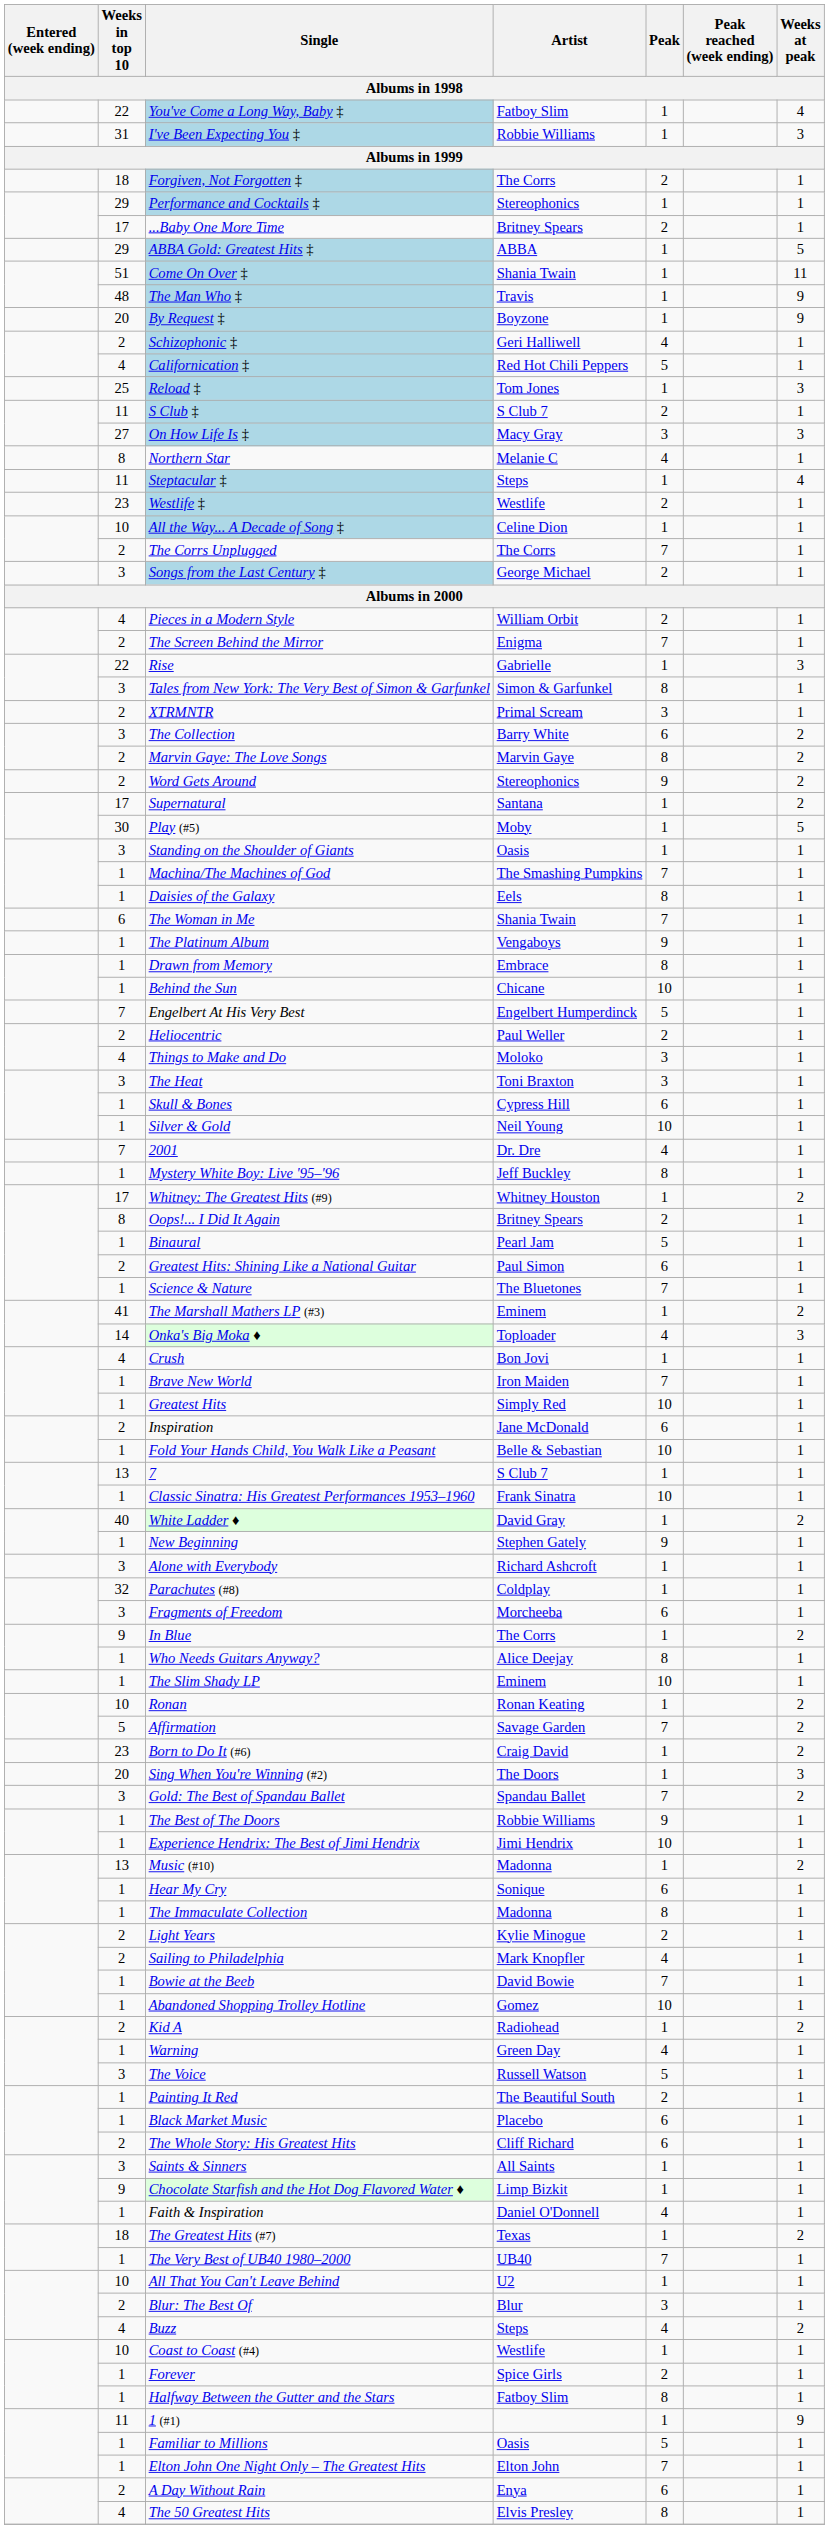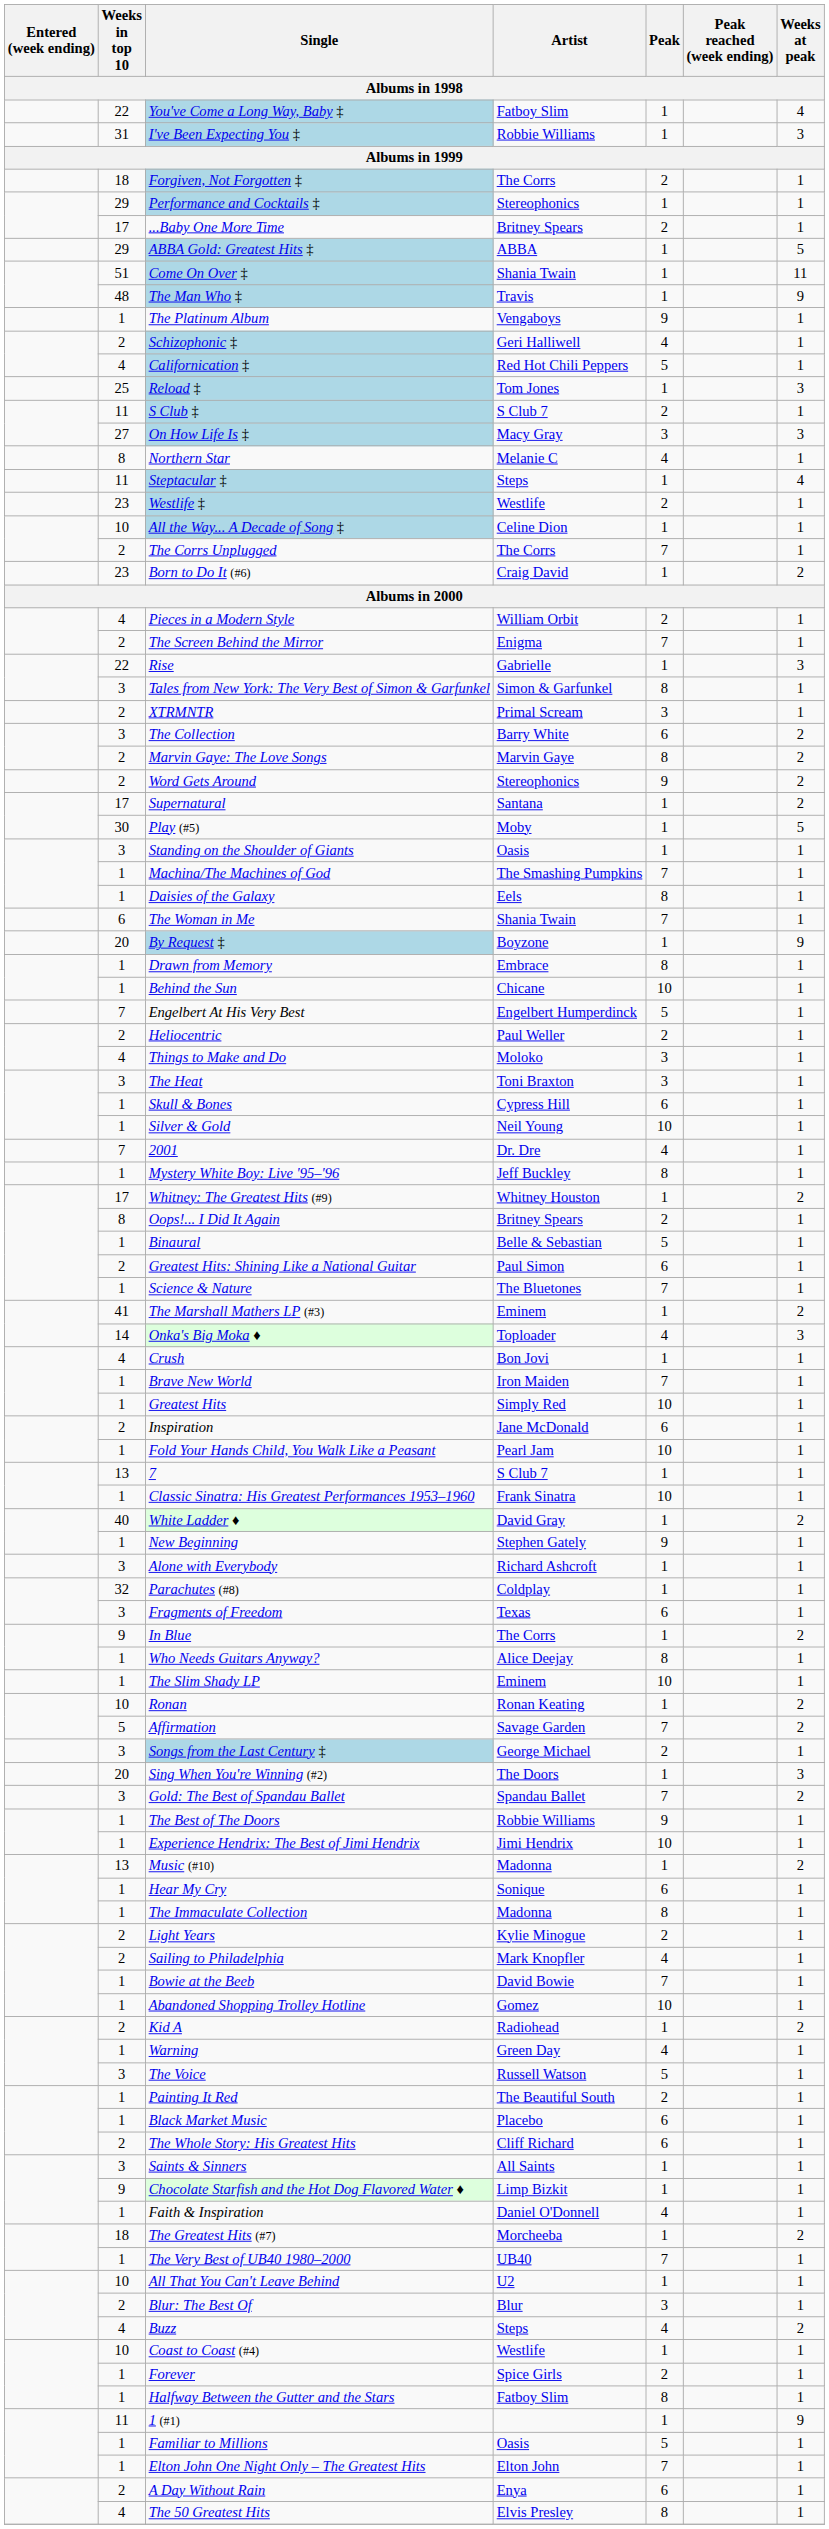rows swapped: (187, 319) <-> (209, 942)
rows swapped: (237, 573) <-> (200, 1750)
(525, 1242) Pearl Jam -> (549, 1242) Belle & Sebastian
(549, 1450) Belle & Sebastian -> (525, 1450) Pearl Jam
(529, 1612) Morcheeba -> (514, 1612) Texas
(514, 2235) Texas -> (529, 2235) Morcheeba
